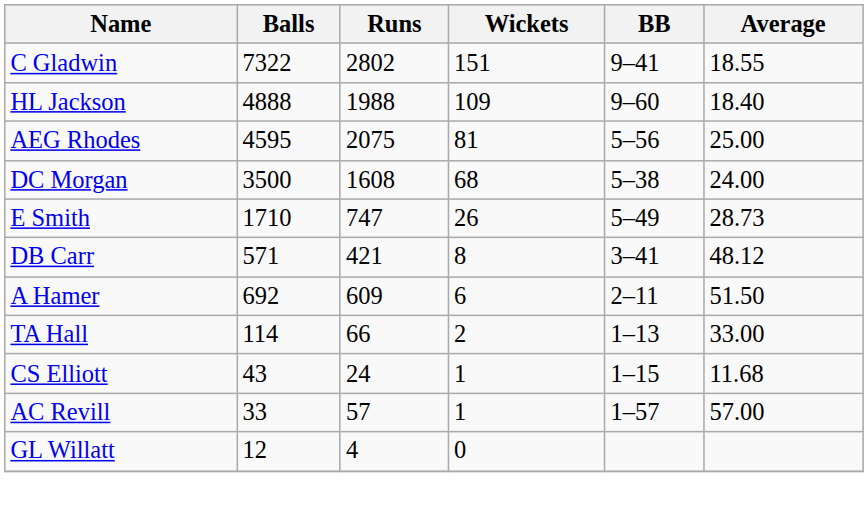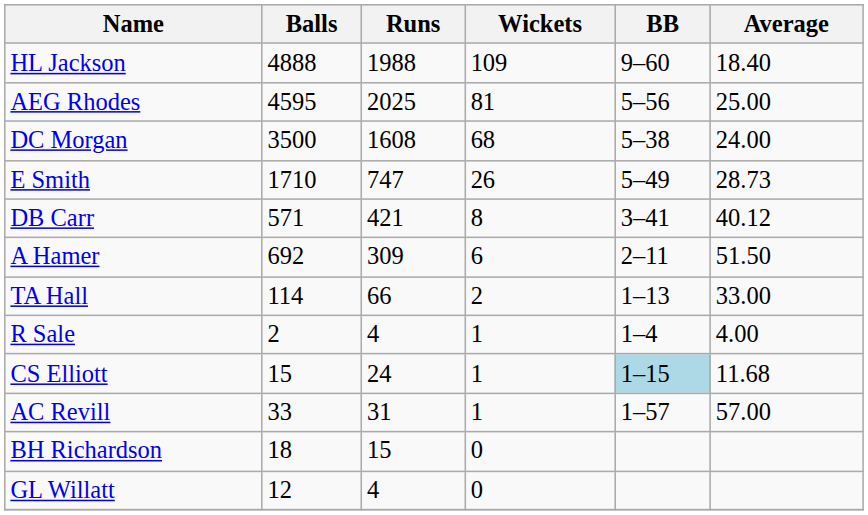- row: (64, 62)
(370, 140) 2075 -> (391, 101) 2025
(737, 256) 48.12 -> (743, 218) 40.12
(364, 295) 609 -> (385, 256) 309
+ row: (43, 334)
(255, 373) 43 -> (280, 373) 15
(635, 373) no background -> (645, 373) lightblue background
(358, 412) 57 -> (379, 412) 31
+ row: (86, 450)
